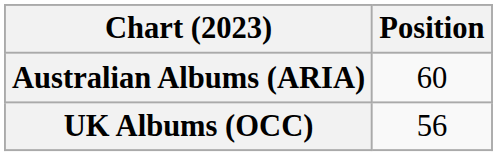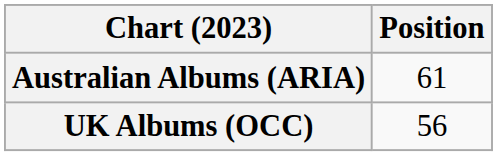(432, 77) 60 -> (432, 77) 61
